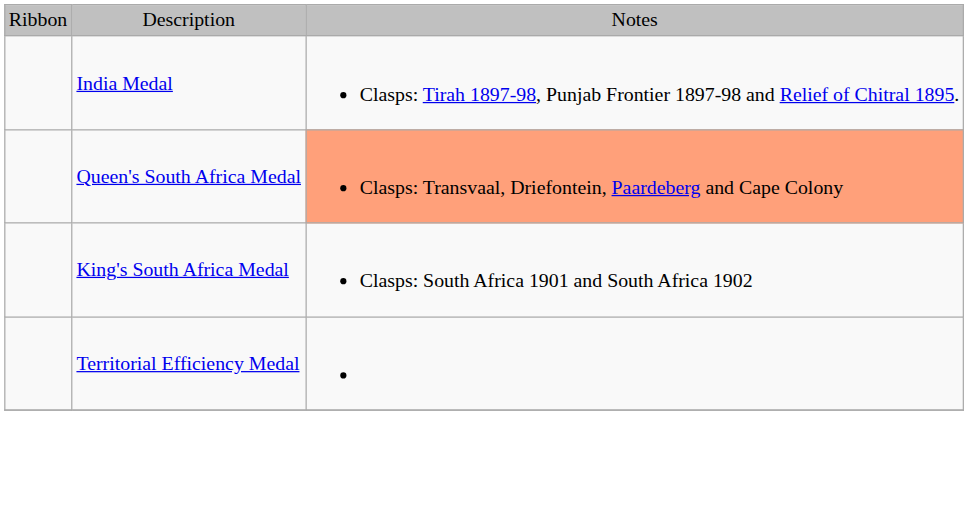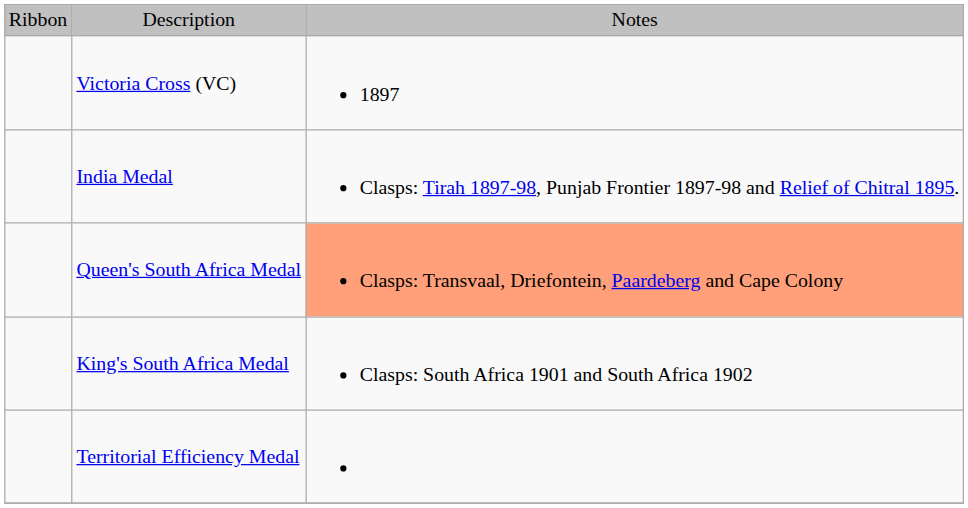+ row: (156, 82)
